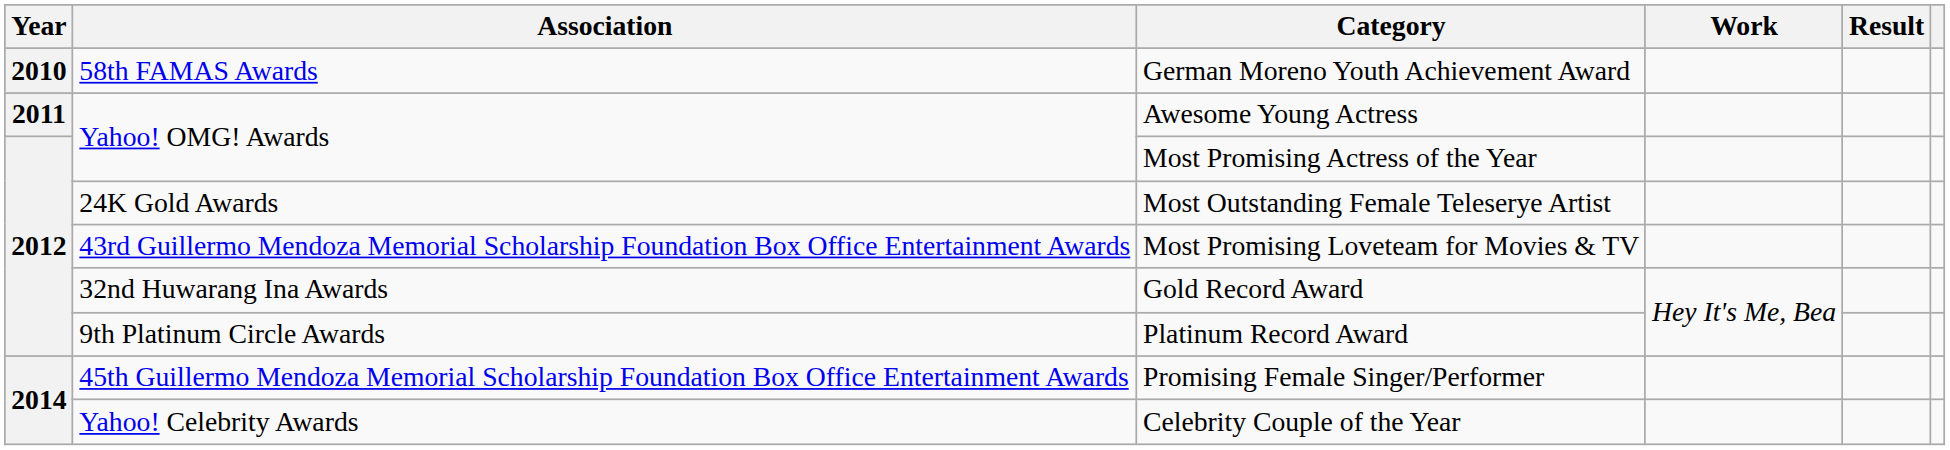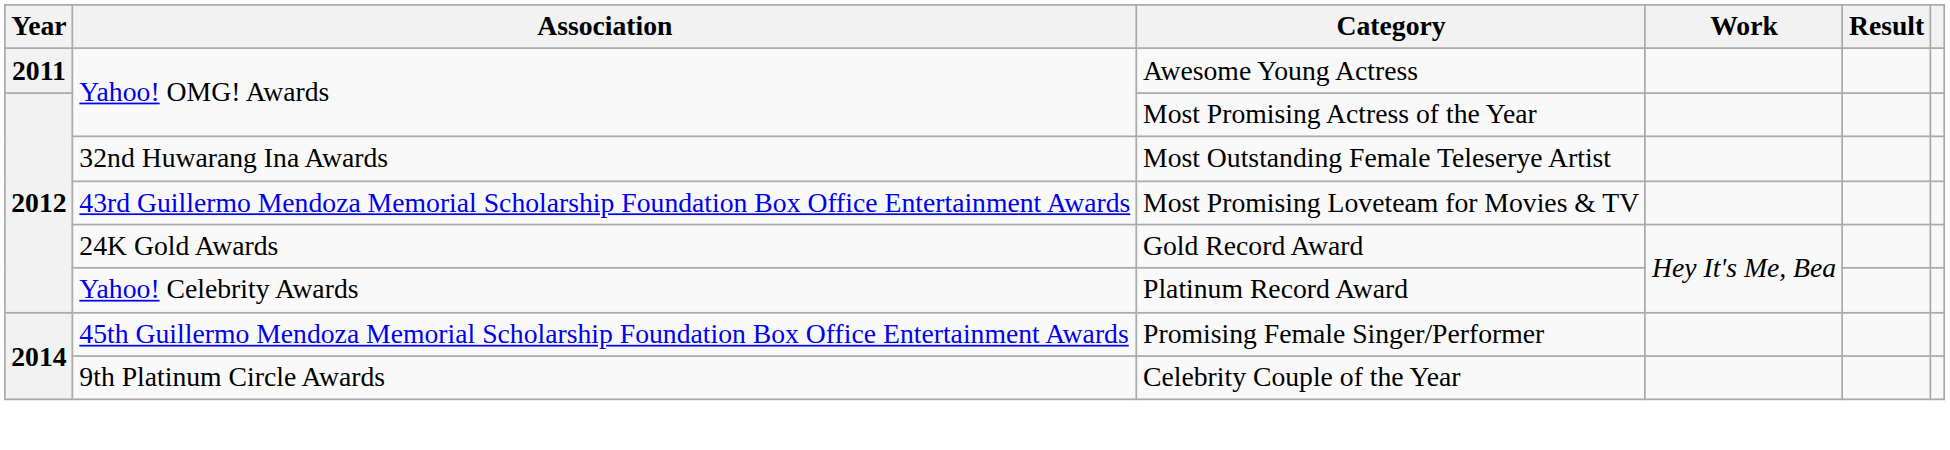- row: (1387, 70)
(179, 202) 24K Gold Awards -> (234, 158) 32nd Huwarang Ina Awards
(234, 289) 32nd Huwarang Ina Awards -> (179, 245) 24K Gold Awards
(232, 333) 9th Platinum Circle Awards -> (219, 289) Yahoo! Celebrity Awards
(219, 421) Yahoo! Celebrity Awards -> (232, 377) 9th Platinum Circle Awards
